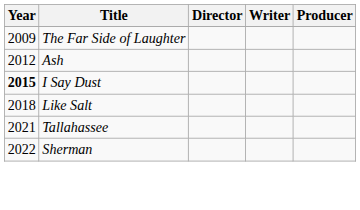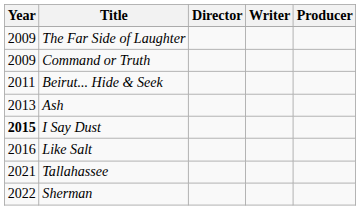+ row: (96, 60)
+ row: (103, 82)
(22, 60) 2012 -> (22, 104) 2013
(22, 104) 2018 -> (22, 149) 2016
